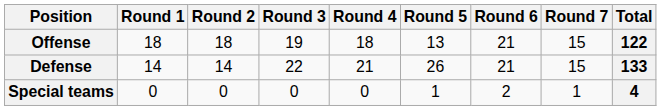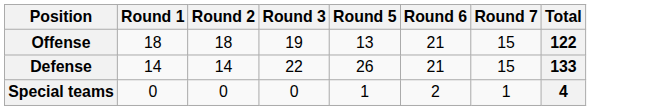- column: (365, 17)
